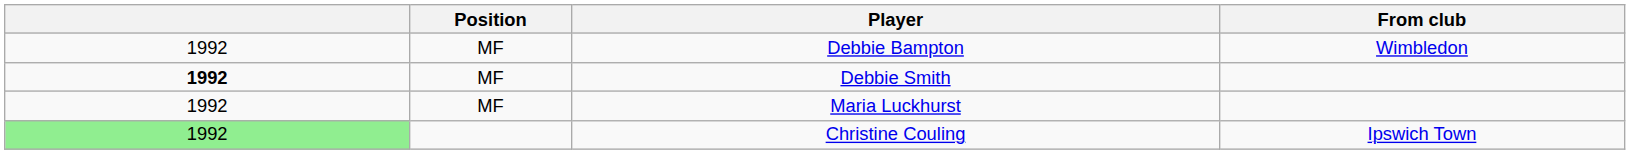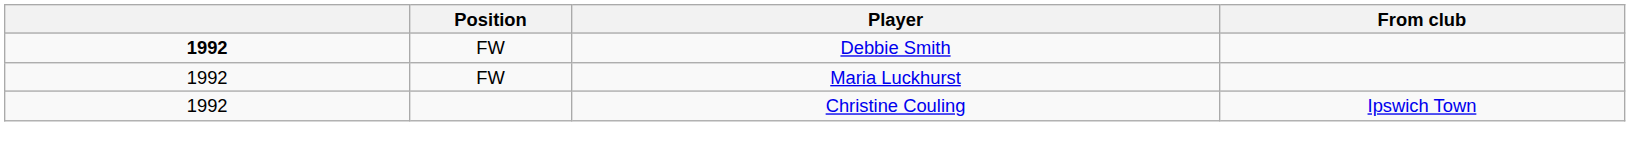- row: (896, 48)
(491, 77) MF -> (491, 48) FW
(491, 106) MF -> (491, 77) FW
(207, 135) lightgreen background -> (207, 106) no background
